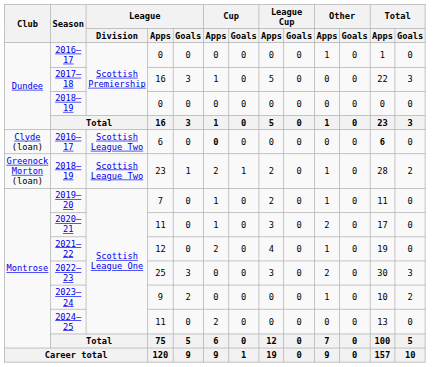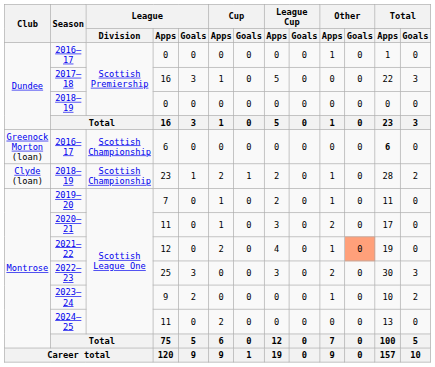(27, 142) Clyde (loan) -> (27, 147) Greenock Morton (loan)
(117, 142) Scottish League Two -> (120, 147) Scottish Championship
(216, 142) bold -> (221, 147) normal
(27, 171) Greenock Morton (loan) -> (27, 176) Clyde (loan)
(117, 171) Scottish League Two -> (120, 176) Scottish Championship
(355, 249) no background -> (360, 249) lightsalmon background
